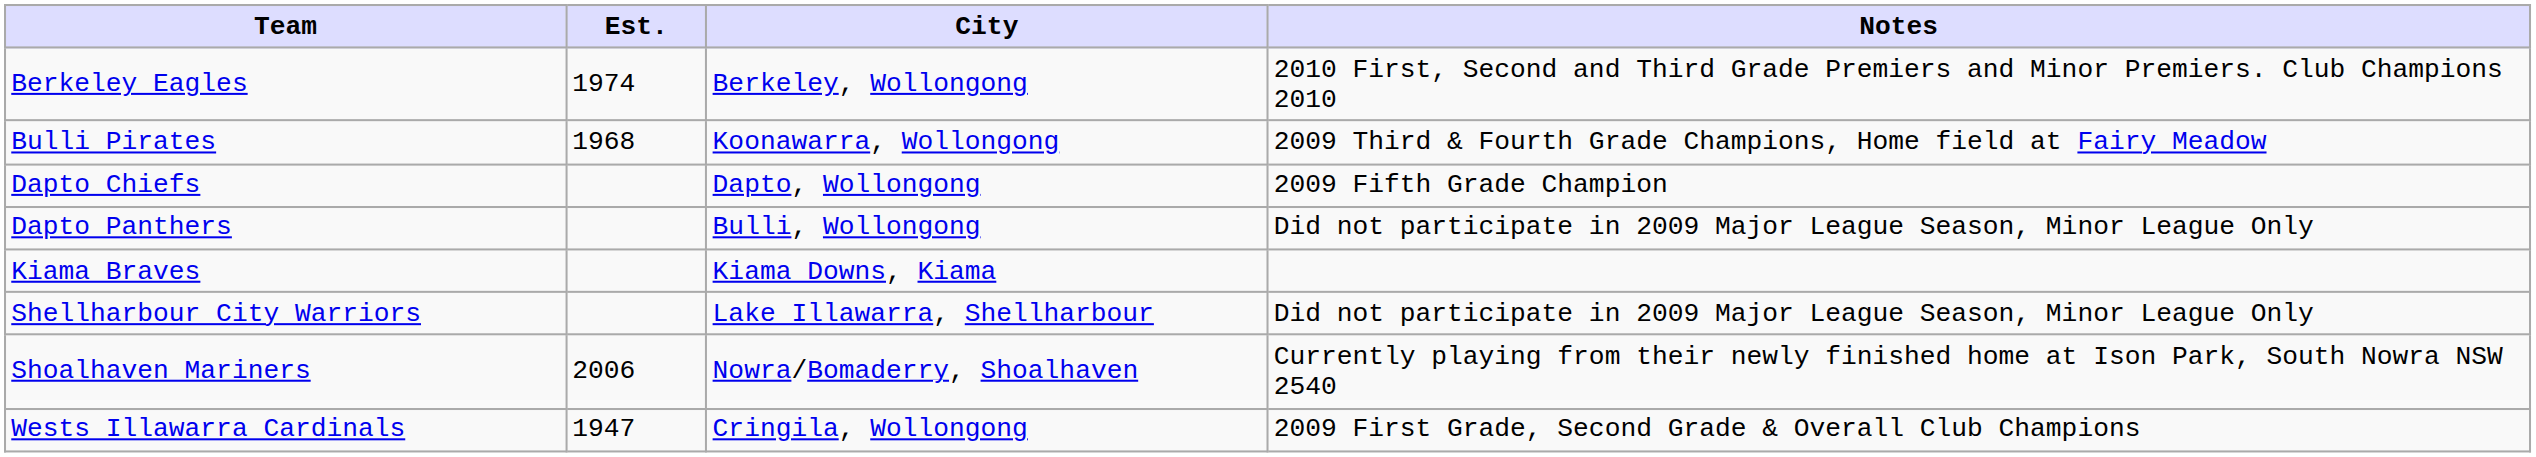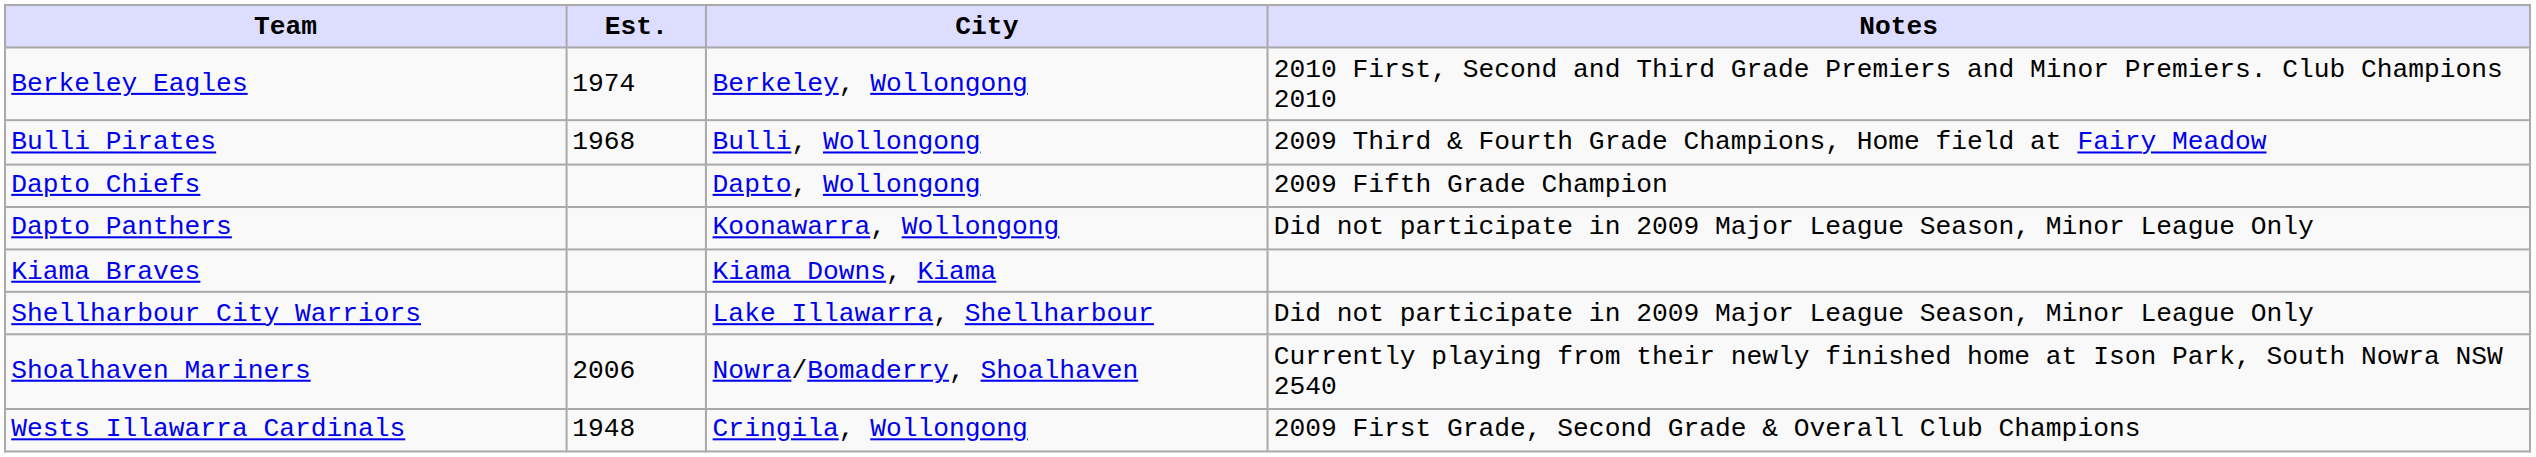(886, 142) Koonawarra, Wollongong -> (847, 142) Bulli, Wollongong
(847, 228) Bulli, Wollongong -> (886, 228) Koonawarra, Wollongong
(604, 429) 1947 -> (604, 429) 1948
